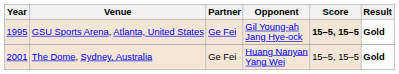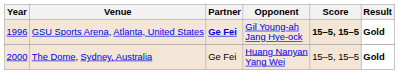(17, 32) 1995 -> (17, 32) 1996
(222, 32) normal -> (223, 32) bold
(17, 57) 2001 -> (17, 57) 2000
